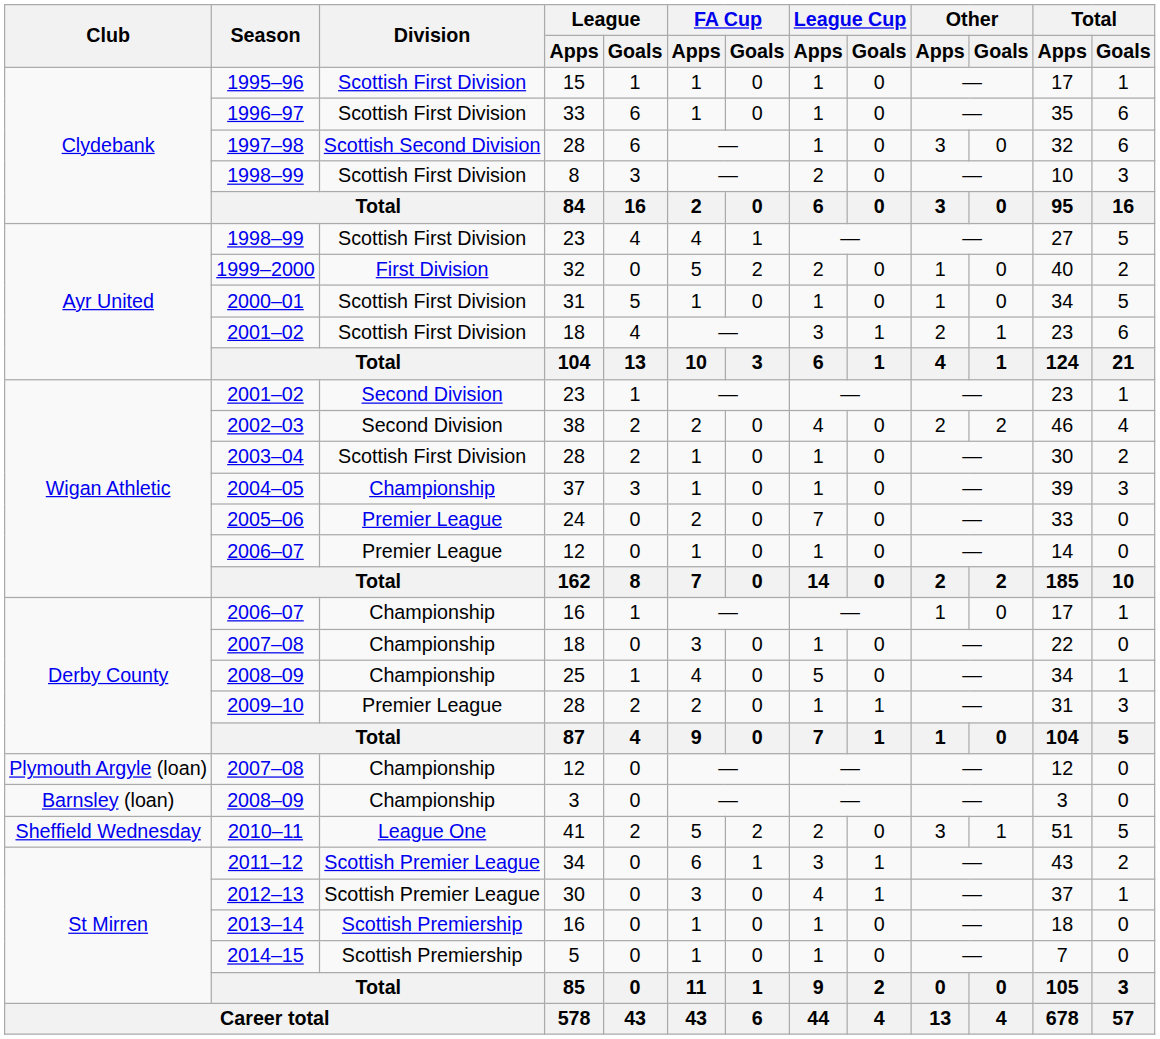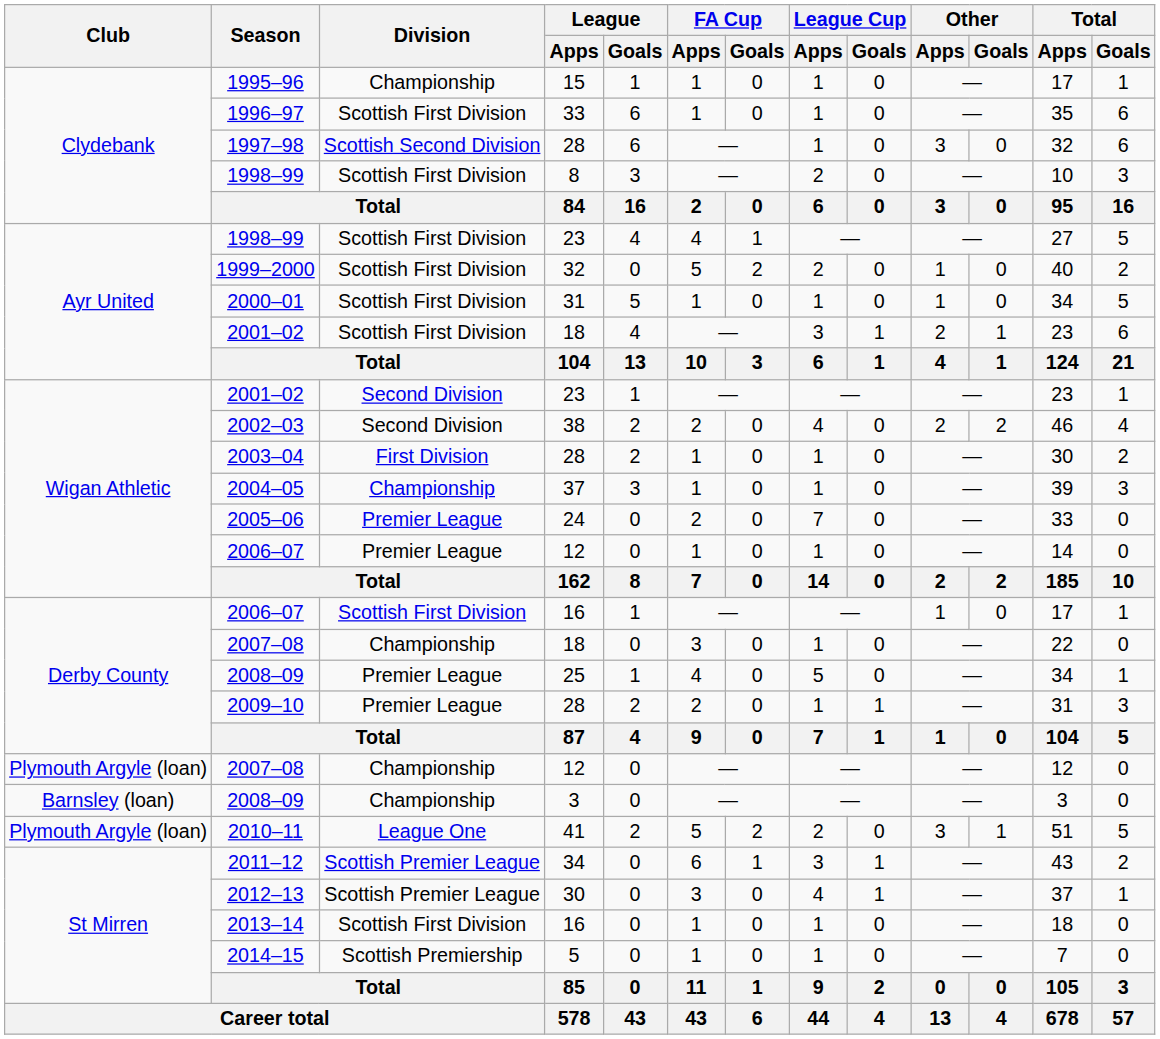(432, 82) Scottish First Division -> (432, 82) Championship
(432, 269) First Division -> (432, 269) Scottish First Division
(432, 457) Scottish First Division -> (432, 457) First Division
(432, 613) Championship -> (432, 613) Scottish First Division
(432, 675) Championship -> (432, 675) Premier League
(108, 831) Sheffield Wednesday -> (108, 831) Plymouth Argyle (loan)
(432, 925) Scottish Premiership -> (432, 925) Scottish First Division
